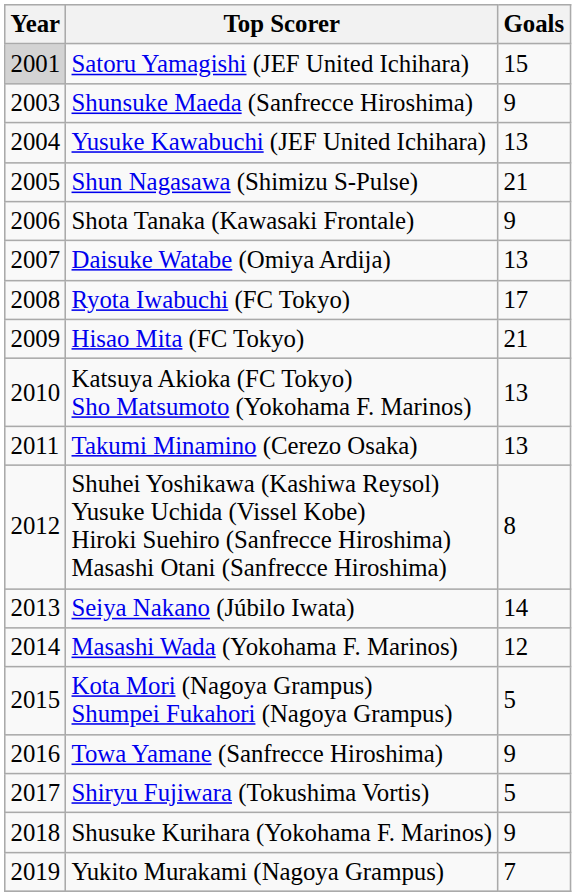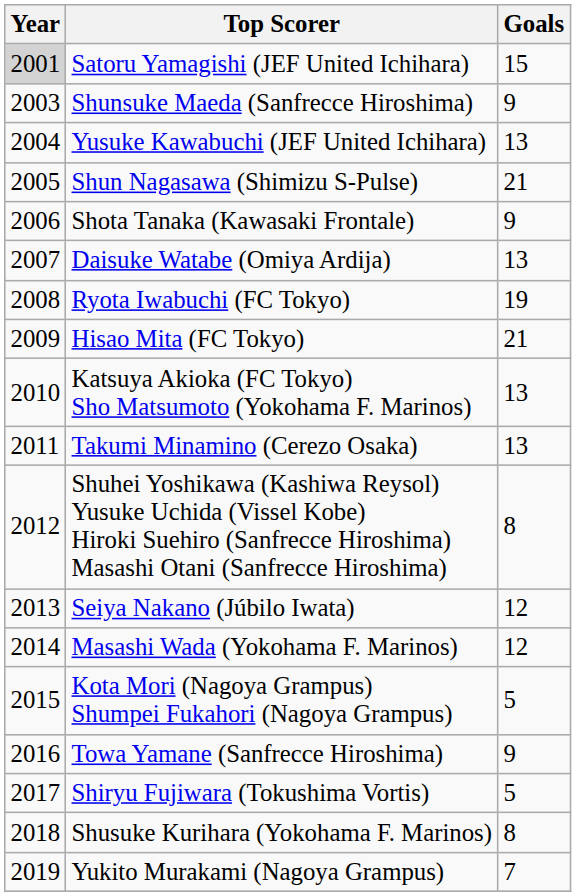(516, 299) 17 -> (516, 299) 19
(516, 607) 14 -> (516, 607) 12
(510, 832) 9 -> (510, 832) 8
